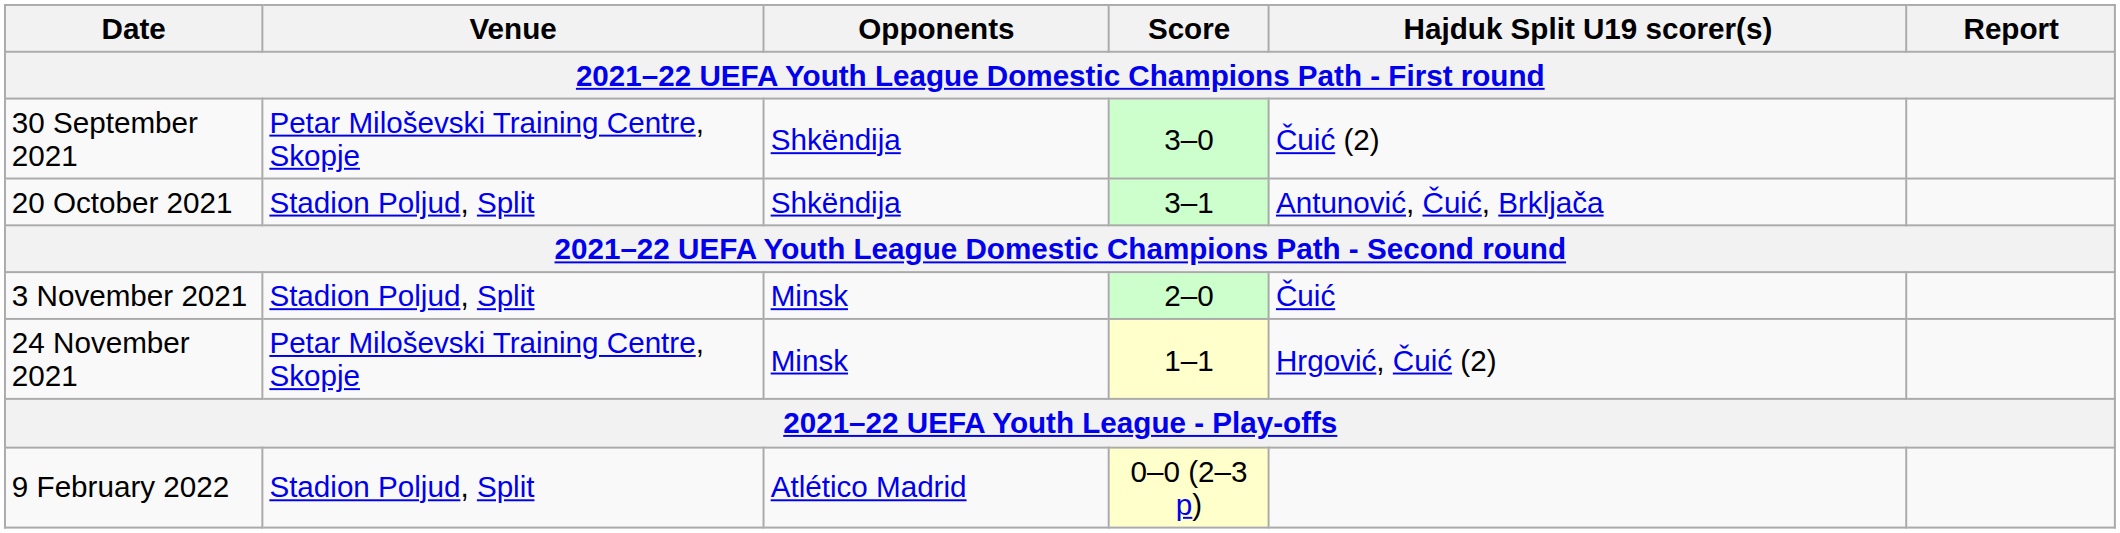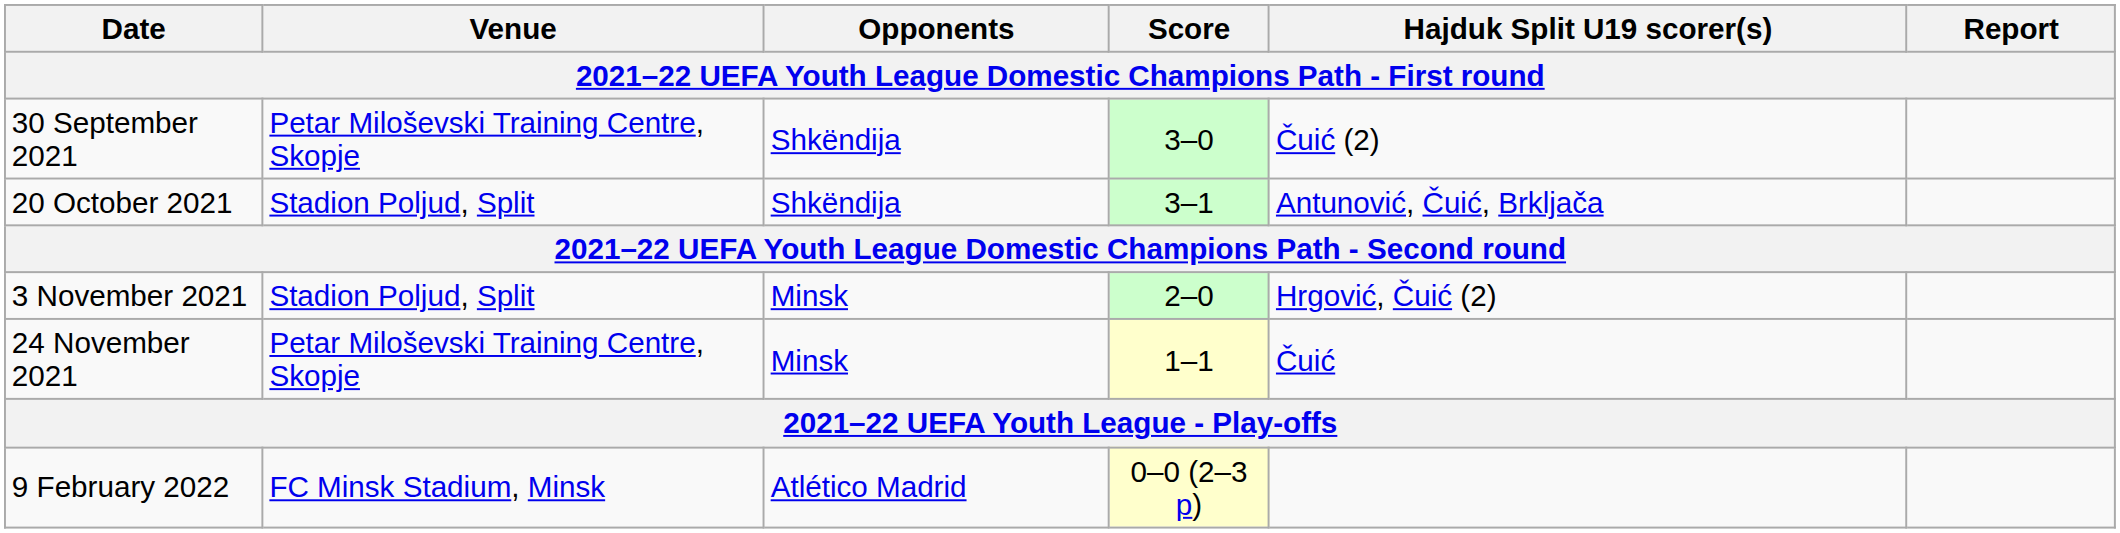(1306, 296) Čuić -> (1386, 296) Hrgović, Čuić (2)
(1386, 360) Hrgović, Čuić (2) -> (1306, 360) Čuić
(402, 487) Stadion Poljud, Split -> (437, 487) FC Minsk Stadium, Minsk
